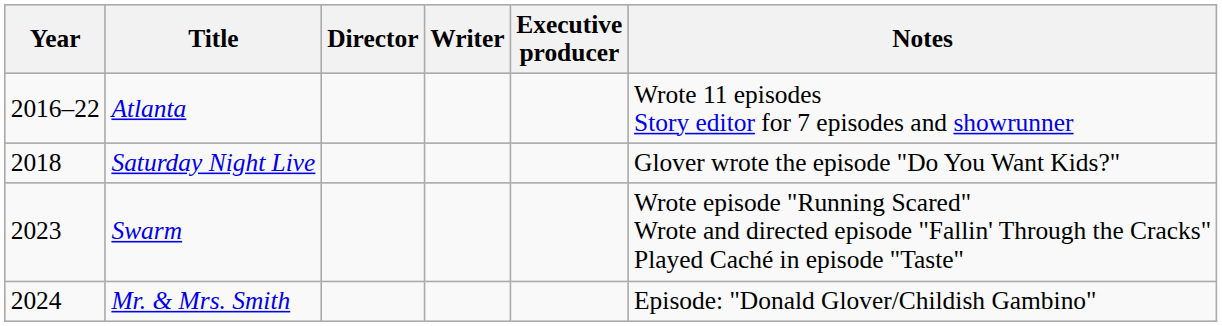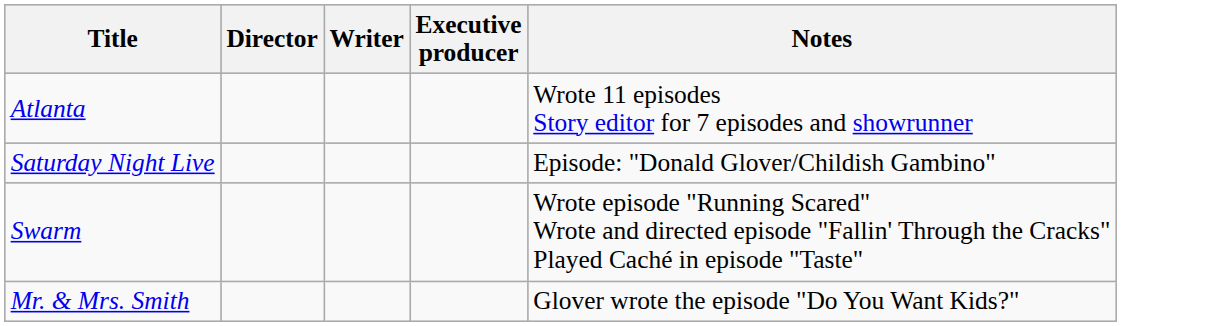- column: (55, 38)
(877, 162) Glover wrote the episode "Do You Want Kids?" -> (764, 162) Episode: "Donald Glover/Childish Gambino"
(865, 300) Episode: "Donald Glover/Childish Gambino" -> (776, 300) Glover wrote the episode "Do You Want Kids?"
